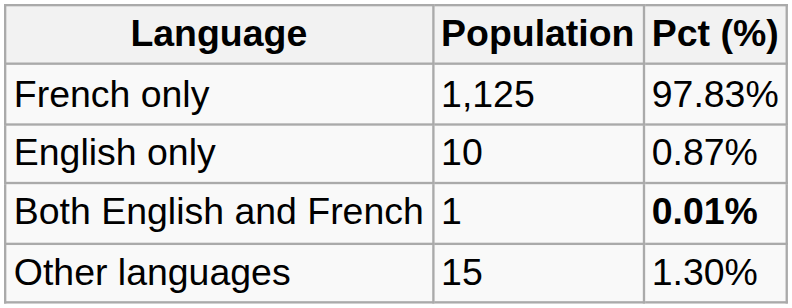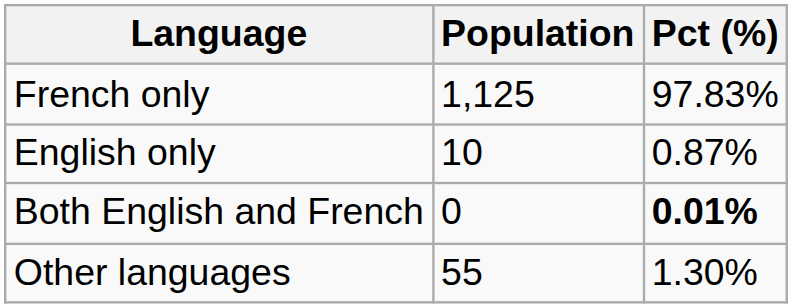(451, 212) 1 -> (451, 212) 0
(462, 271) 15 -> (462, 271) 55
